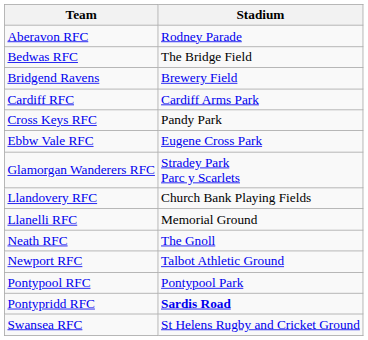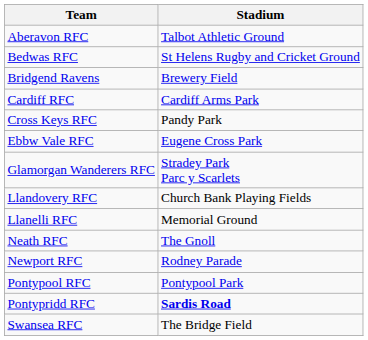(201, 36) Rodney Parade -> (223, 36) Talbot Athletic Ground
(206, 57) The Bridge Field -> (260, 57) St Helens Rugby and Cricket Ground
(223, 261) Talbot Athletic Ground -> (201, 261) Rodney Parade
(260, 324) St Helens Rugby and Cricket Ground -> (206, 324) The Bridge Field
